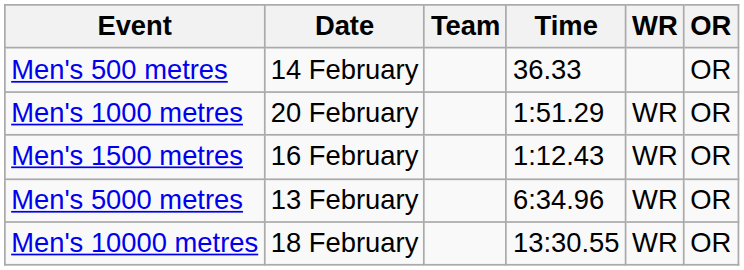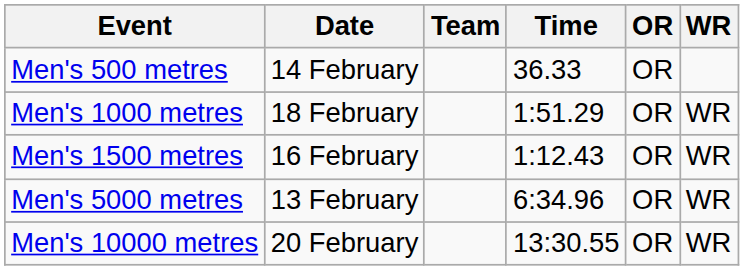columns swapped: (711, 26) <-> (655, 26)
(345, 112) 20 February -> (345, 112) 18 February
(345, 243) 18 February -> (345, 243) 20 February
